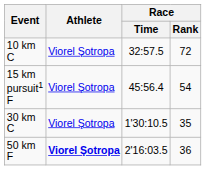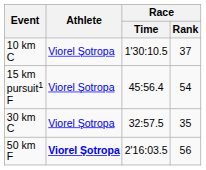(146, 52) 32:57.5 -> (146, 52) 1'30:10.5
(185, 52) 72 -> (185, 52) 37
(146, 123) 1'30:10.5 -> (146, 123) 32:57.5
(185, 151) 36 -> (185, 151) 56
